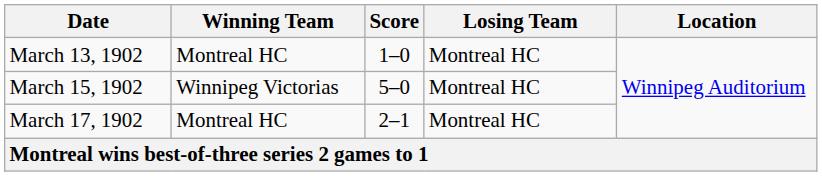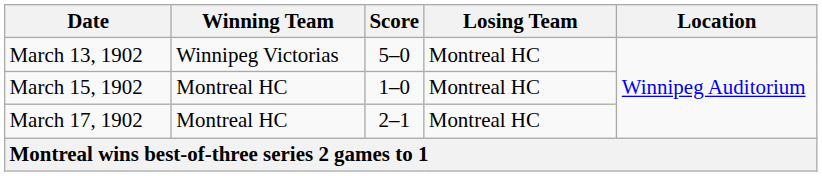(232, 54) Montreal HC -> (257, 54) Winnipeg Victorias
(394, 54) 1–0 -> (394, 54) 5–0
(257, 87) Winnipeg Victorias -> (232, 87) Montreal HC
(394, 87) 5–0 -> (394, 87) 1–0
